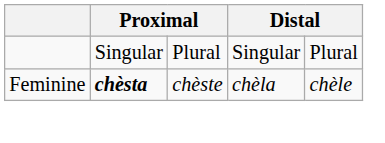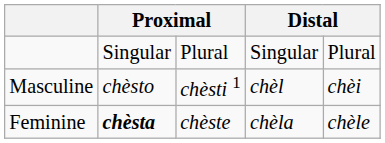+ row: (51, 87)
